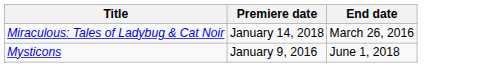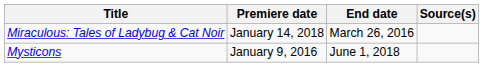+ column: (448, 14)
